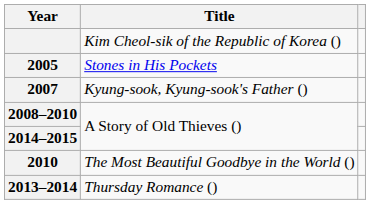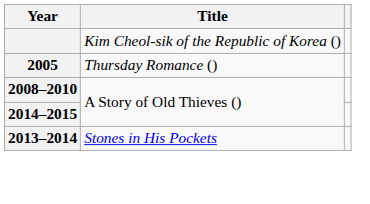(151, 65) Stones in His Pockets -> (151, 65) Thursday Romance ()
- row: (43, 89)
- row: (43, 162)
(151, 187) Thursday Romance () -> (151, 138) Stones in His Pockets
